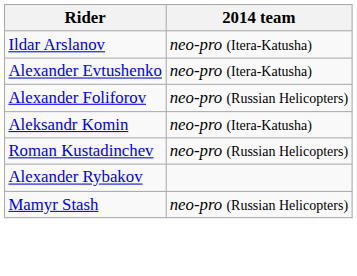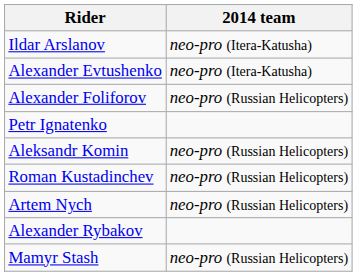+ row: (58, 124)
(241, 124) neo-pro (Itera-Katusha) -> (259, 151) neo-pro (Russian Helicopters)
+ row: (50, 204)
